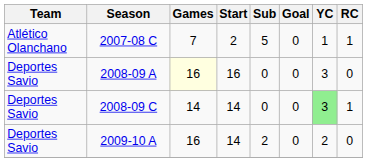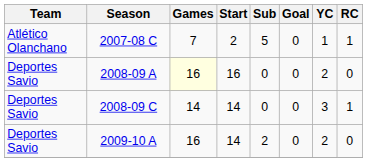(325, 74) 3 -> (325, 74) 2
(325, 107) lightgreen background -> (325, 107) no background
